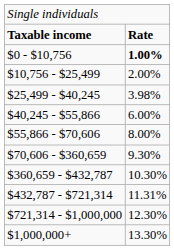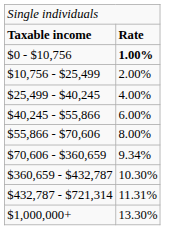(144, 94) 3.98% -> (135, 94) 4.00%
(144, 154) 9.30% -> (135, 154) 9.34%
- row: (65, 214)
